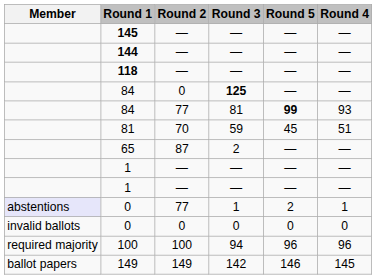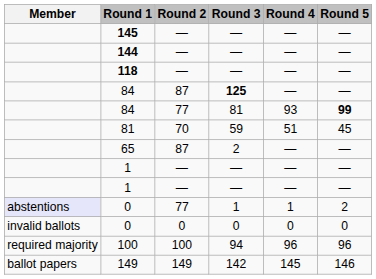columns swapped: (345, 14) <-> (290, 14)
(182, 91) 0 -> (182, 91) 87
